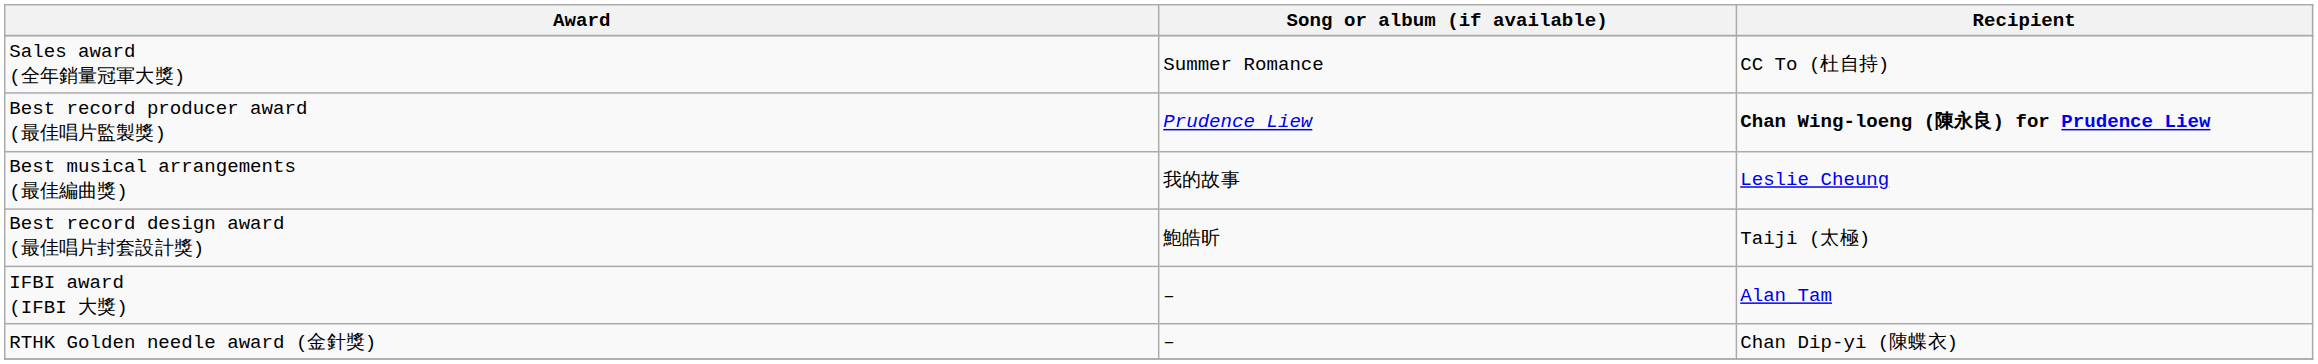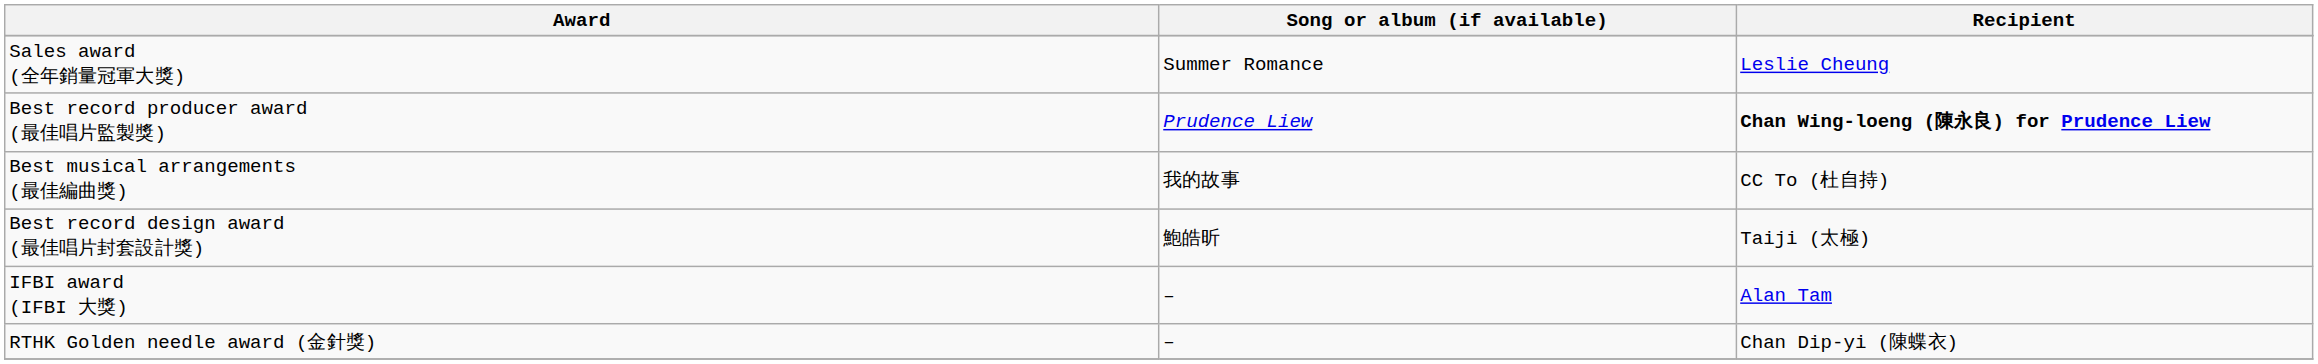(1815, 65) CC To (杜自持) -> (1815, 65) Leslie Cheung
(1815, 180) Leslie Cheung -> (1815, 181) CC To (杜自持)
